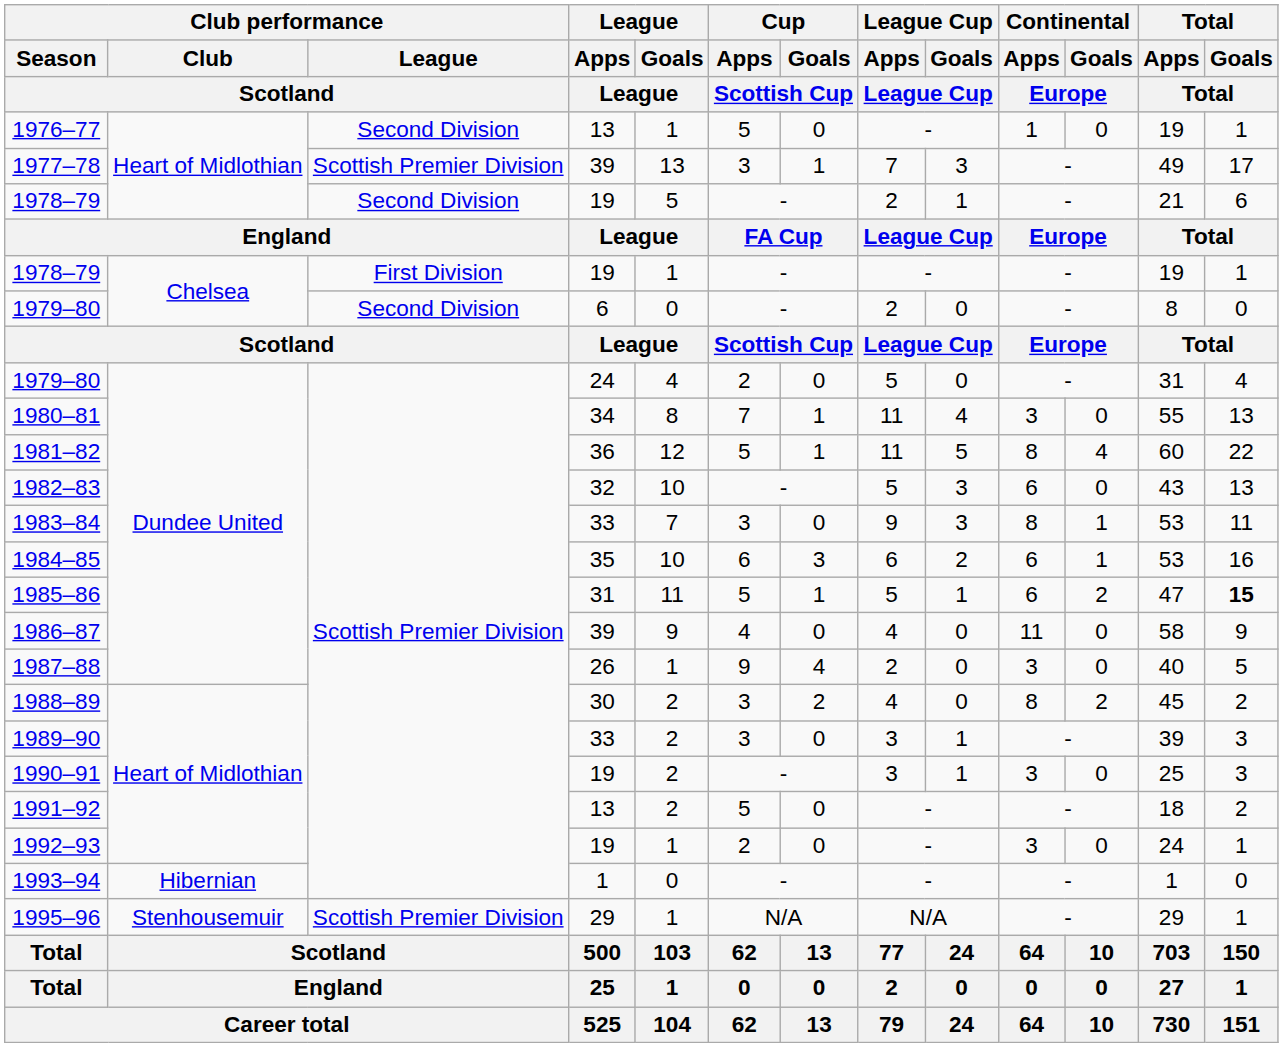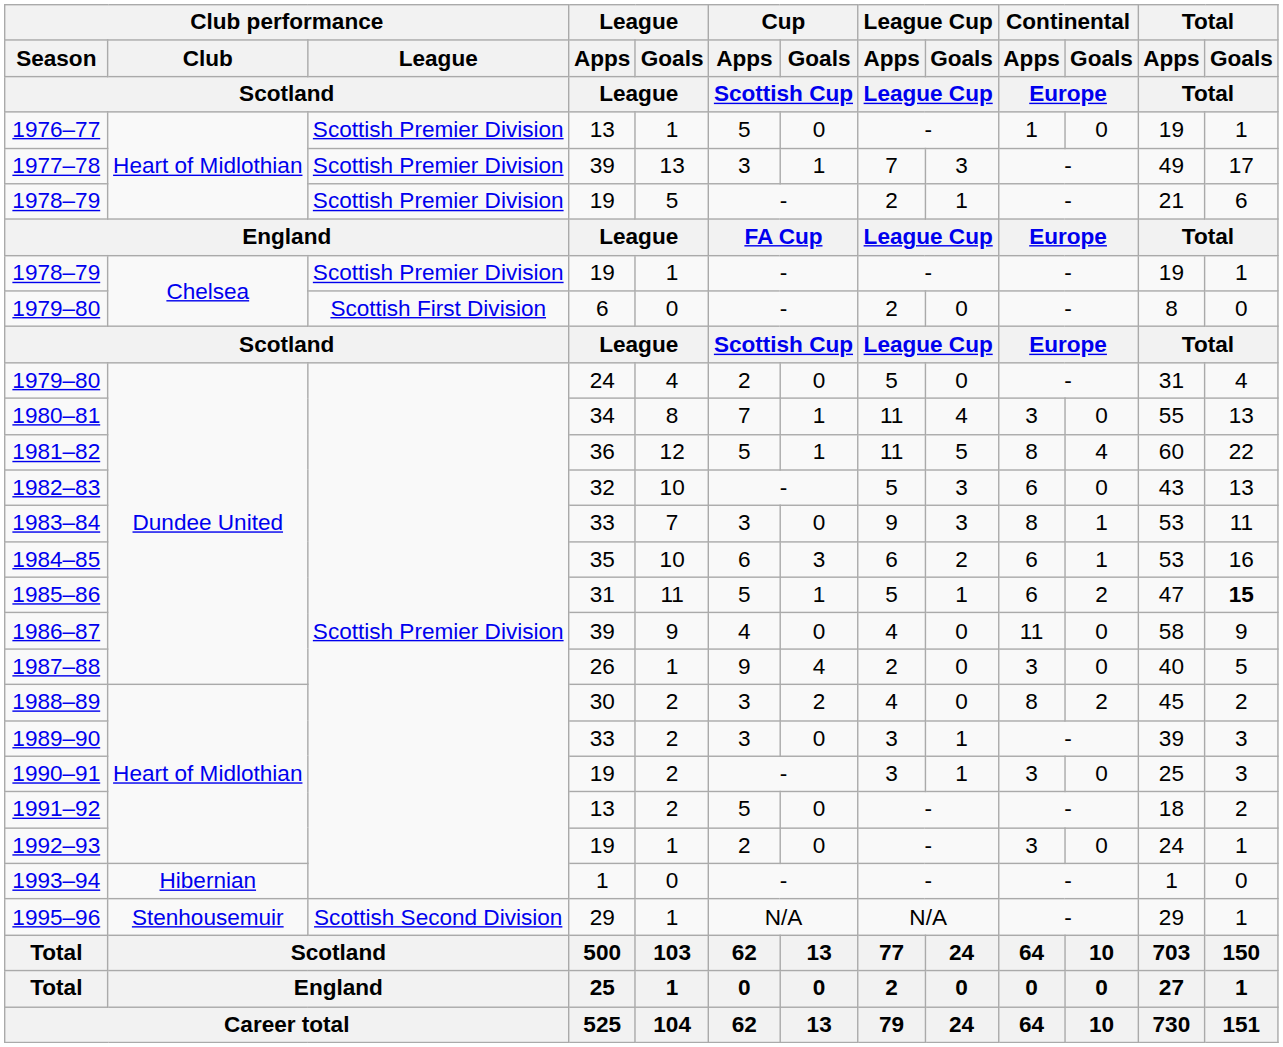(438, 129) Second Division -> (438, 129) Scottish Premier Division
(438, 201) Second Division -> (438, 201) Scottish Premier Division
(438, 272) First Division -> (438, 272) Scottish Premier Division
(438, 308) Second Division -> (438, 308) Scottish First Division
(438, 916) Scottish Premier Division -> (438, 916) Scottish Second Division
